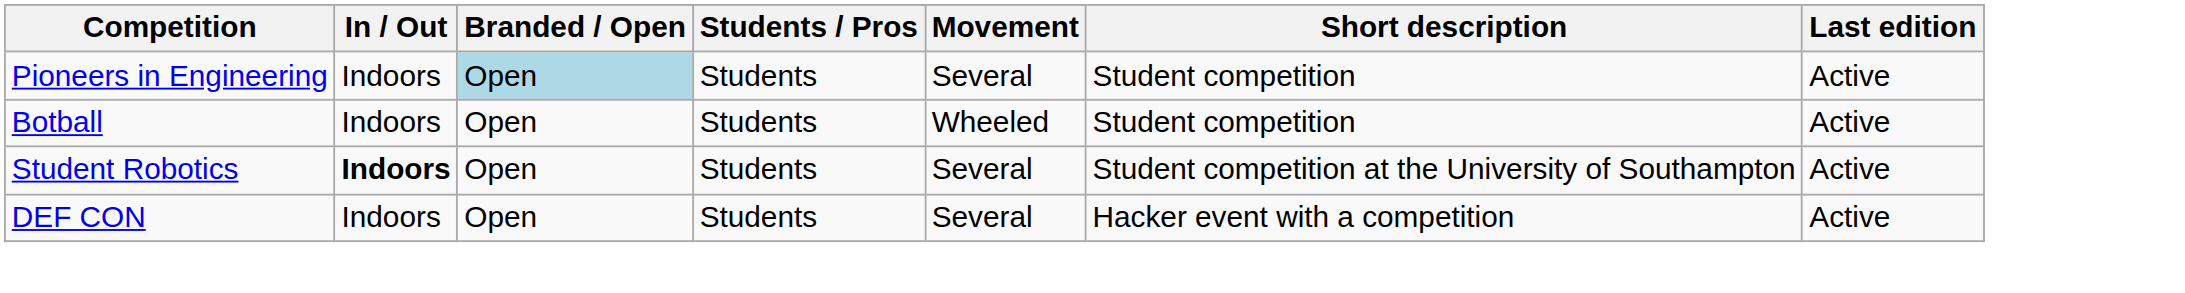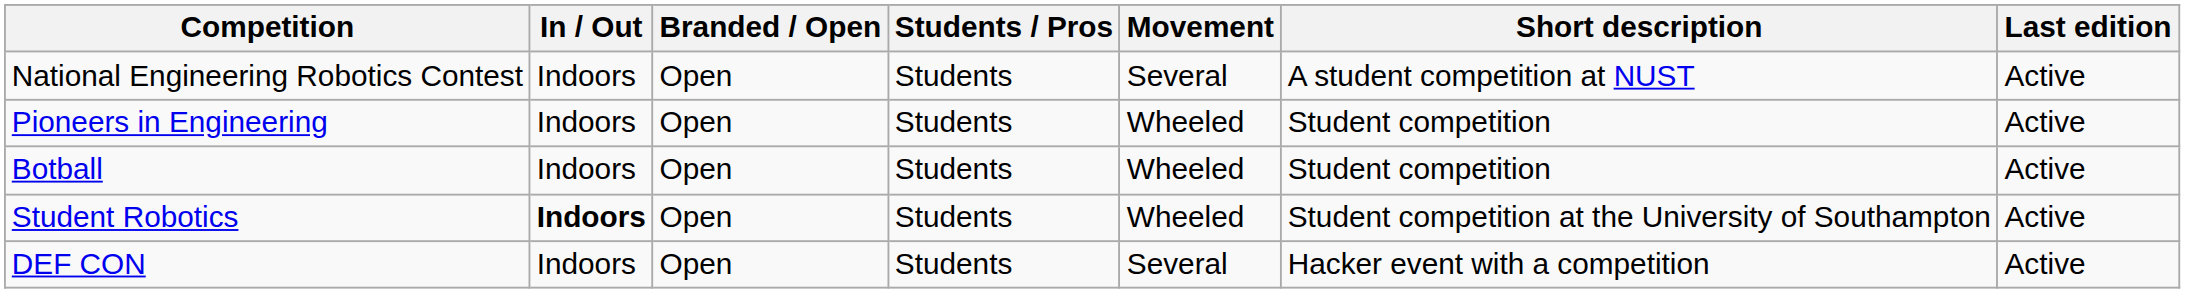+ row: (267, 75)
(501, 75) lightblue background -> (696, 122) no background
(982, 75) Several -> (1186, 122) Wheeled
(982, 169) Several -> (1186, 216) Wheeled
